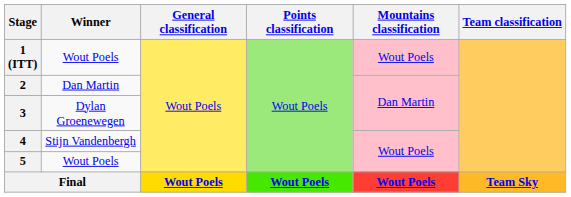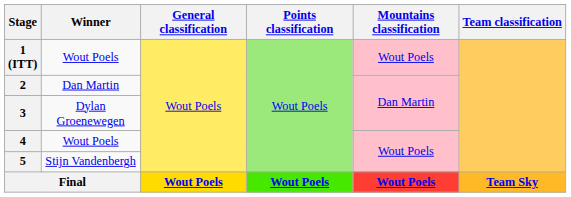(91, 141) Stijn Vandenbergh -> (91, 141) Wout Poels
(91, 161) Wout Poels -> (91, 161) Stijn Vandenbergh
